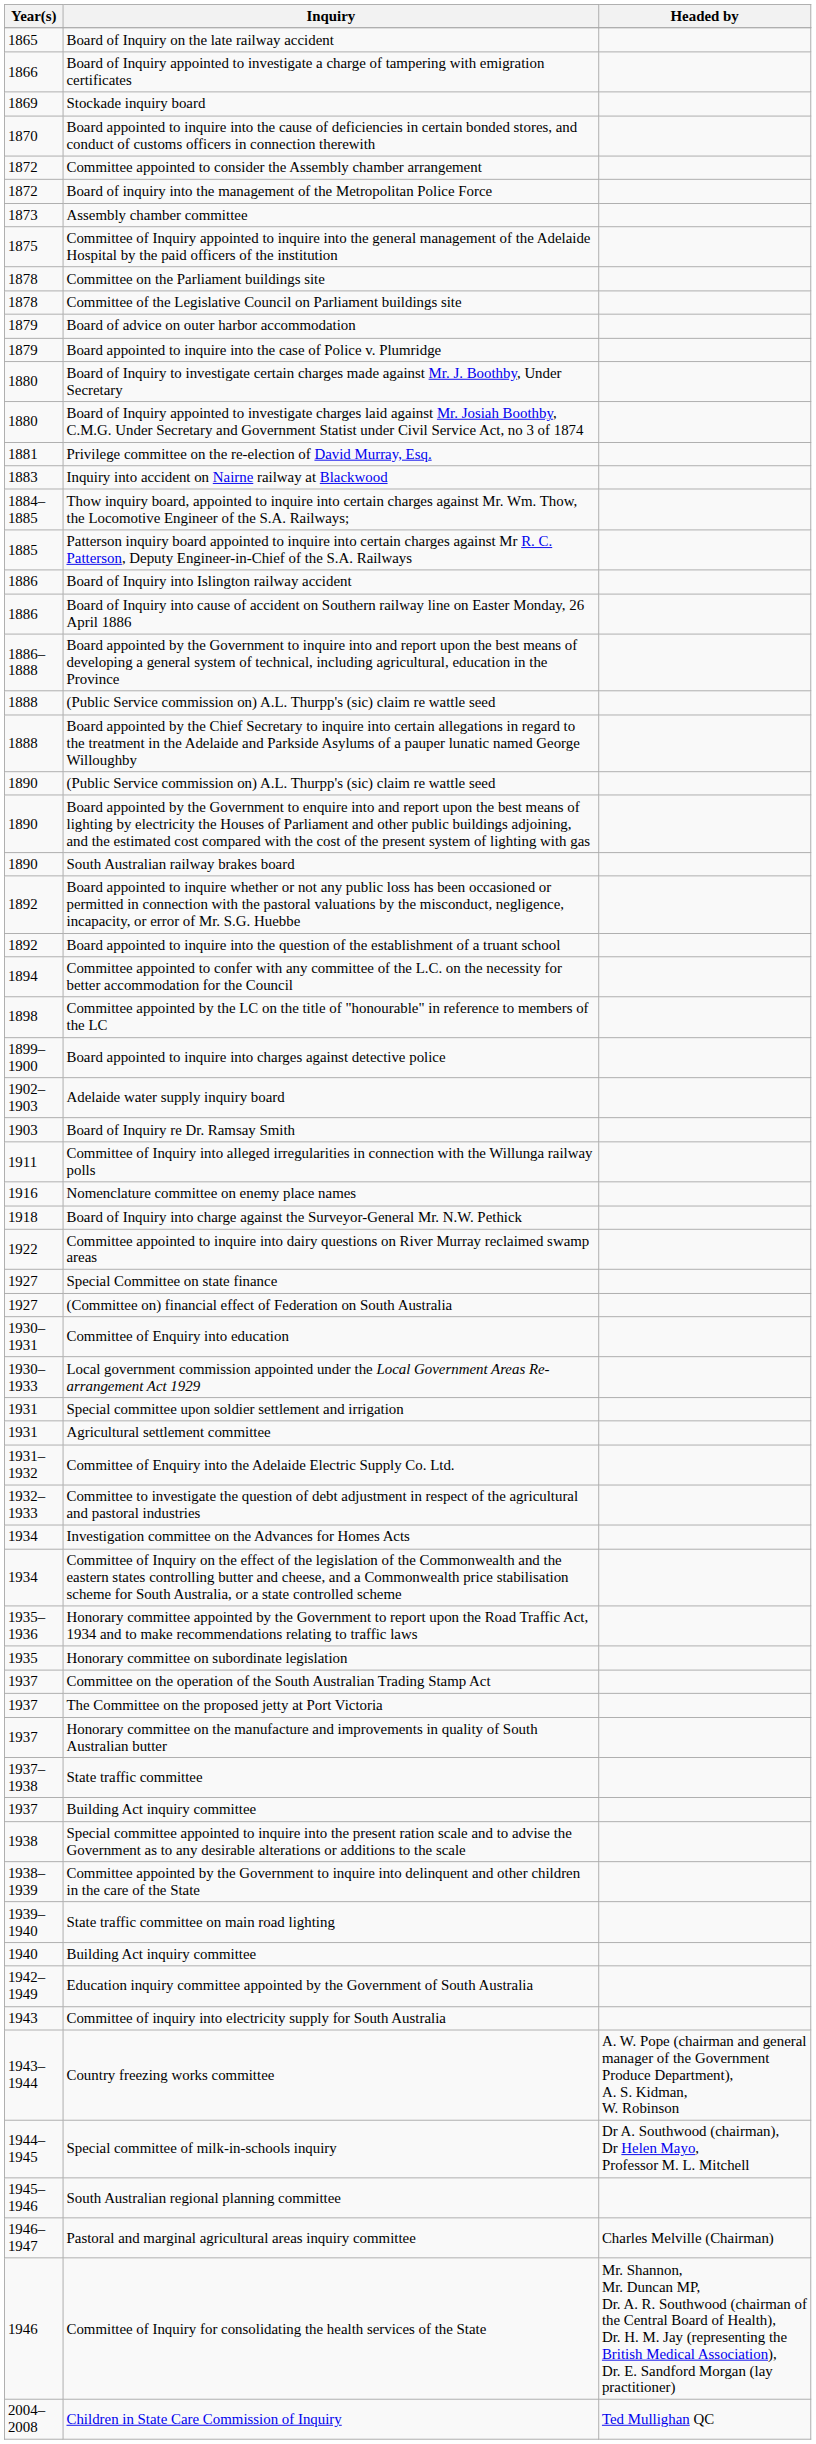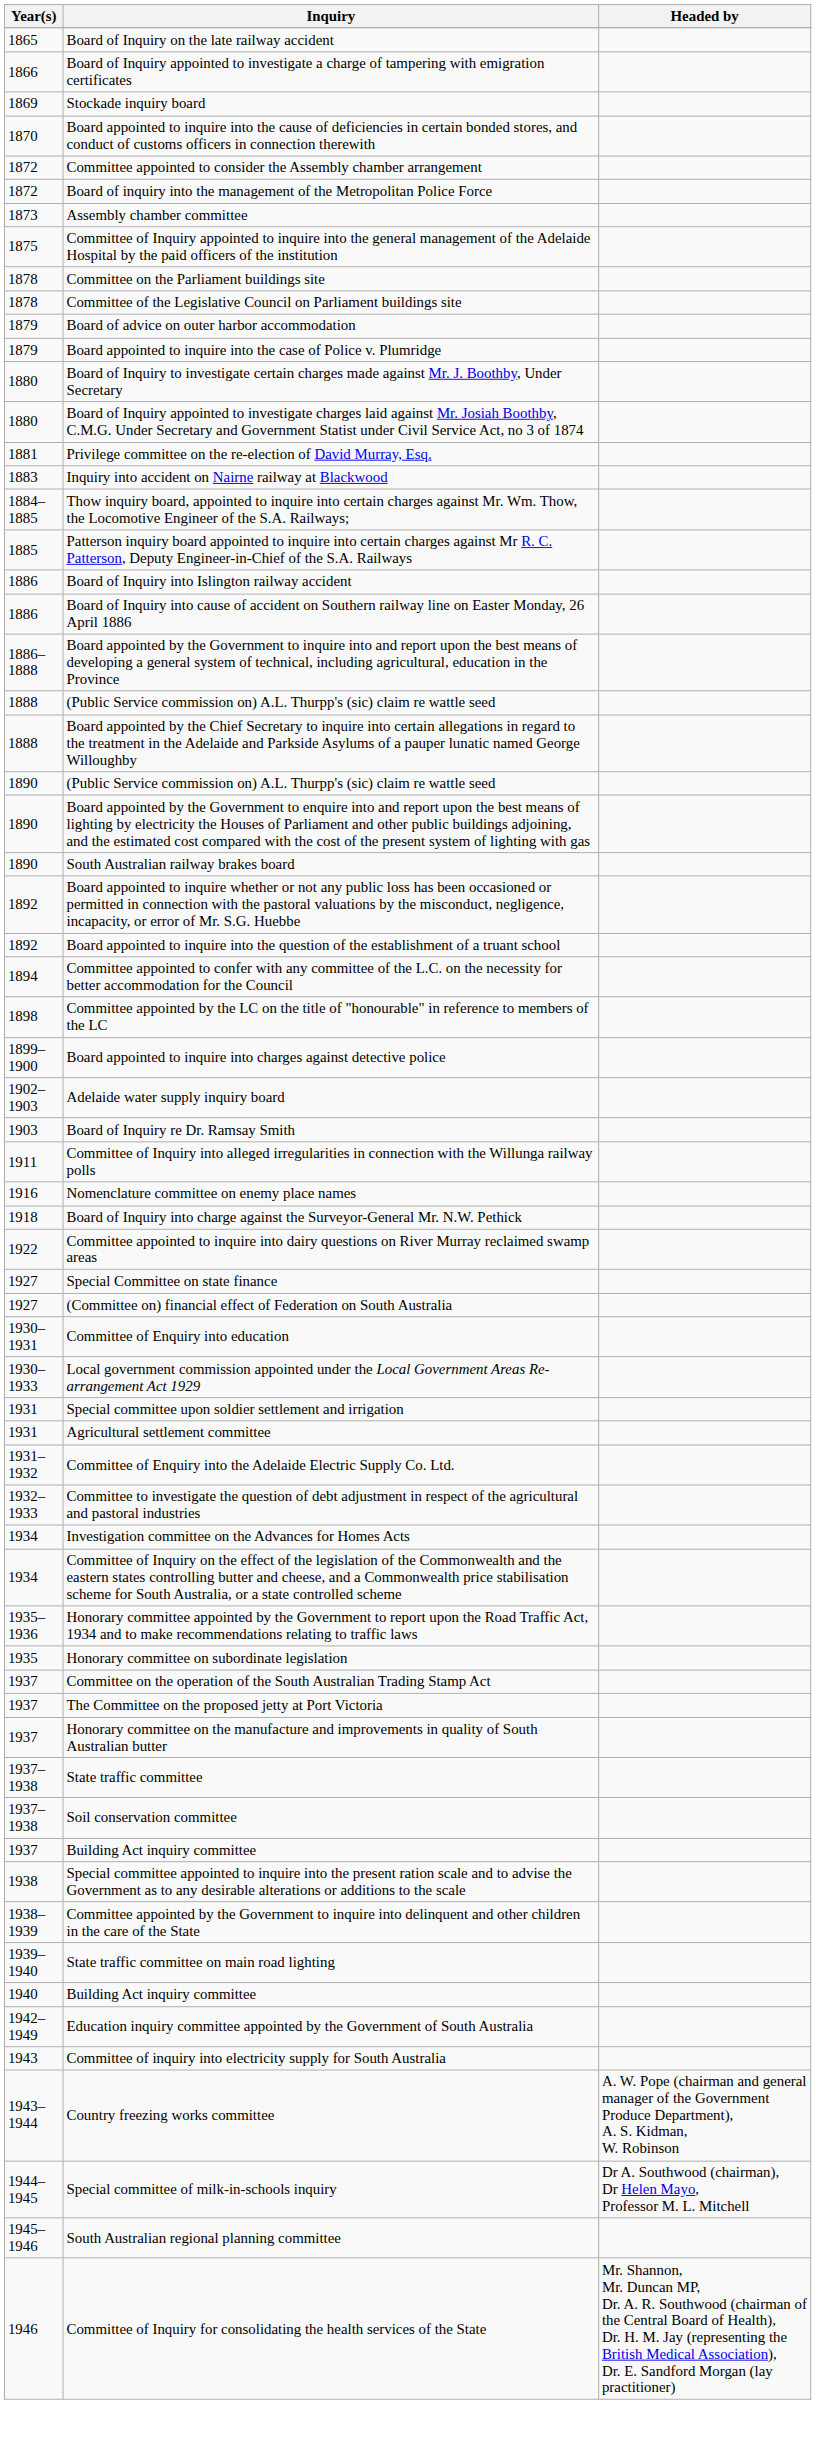+ row: (26, 1817)
- row: (26, 2238)
- row: (26, 2419)
